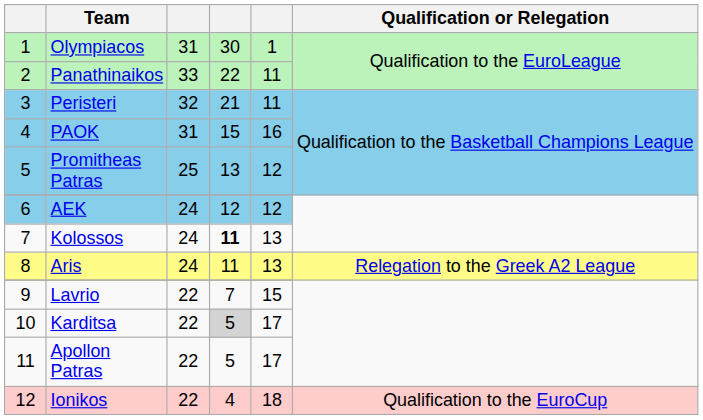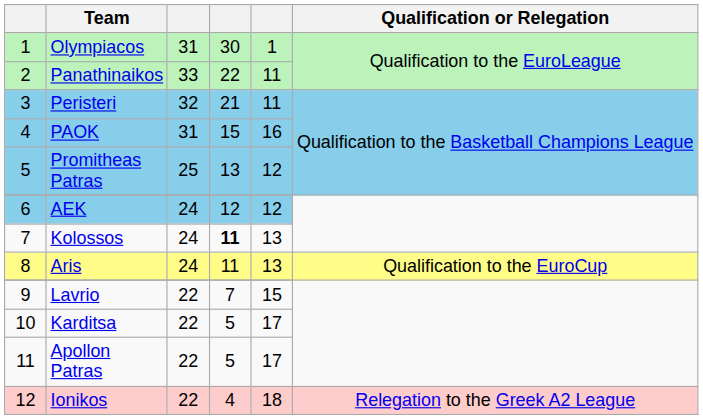(495, 266) Relegation to the Greek A2 League -> (495, 266) Qualification to the EuroCup
(230, 323) lightgrey background -> (230, 323) no background
(495, 400) Qualification to the EuroCup -> (495, 400) Relegation to the Greek A2 League
